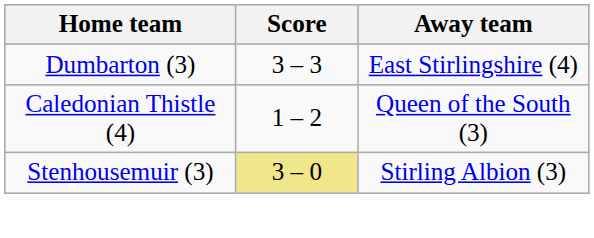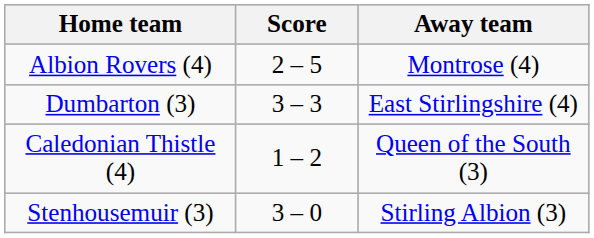+ row: (120, 64)
(297, 172) khaki background -> (297, 212) no background
